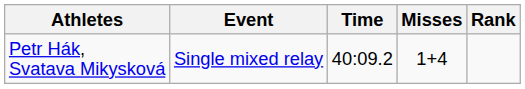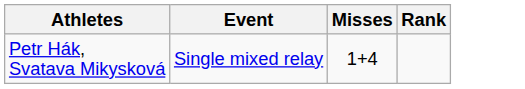- column: (362, 19)
